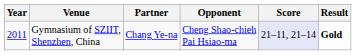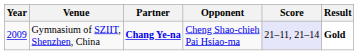(17, 35) 2011 -> (17, 35) 2009
(151, 35) normal -> (153, 35) bold
